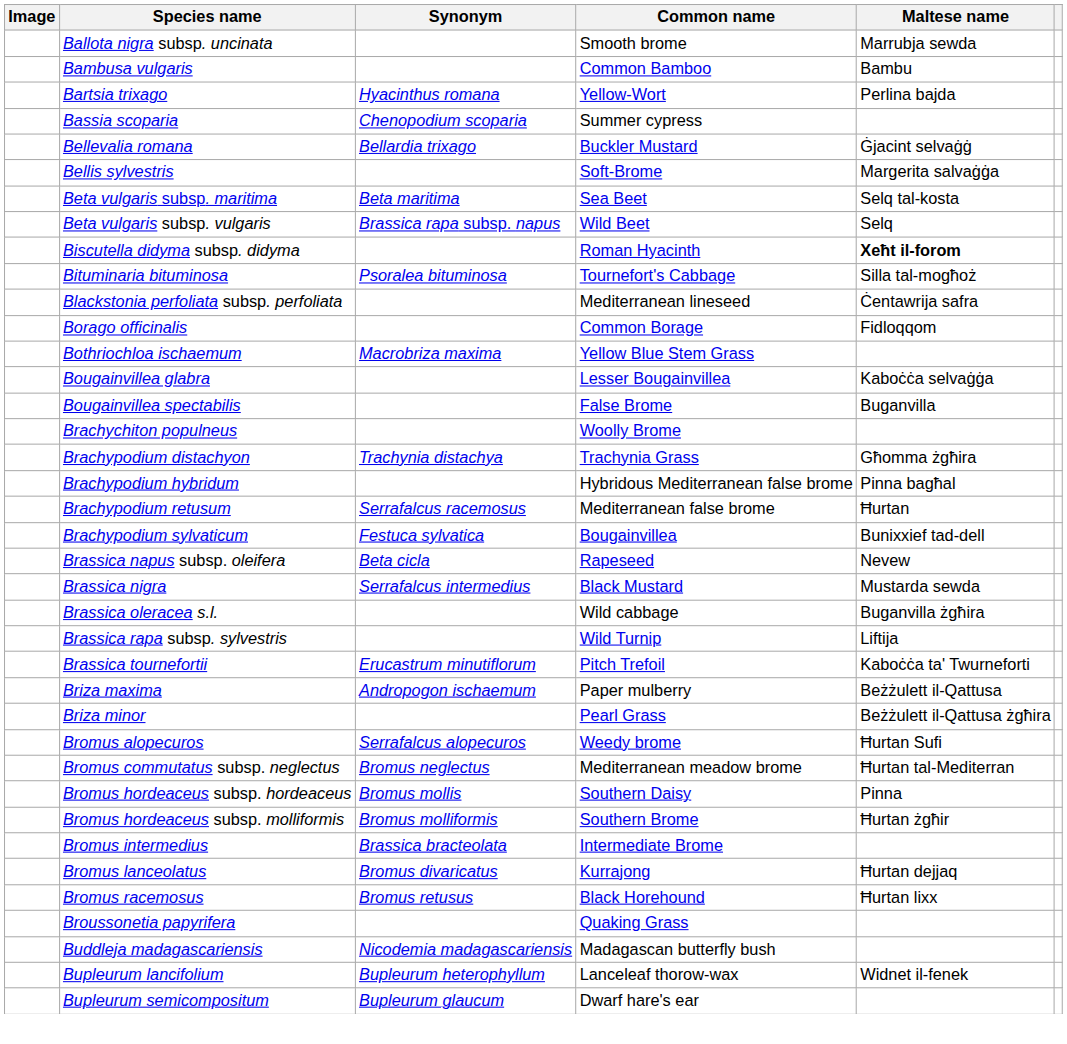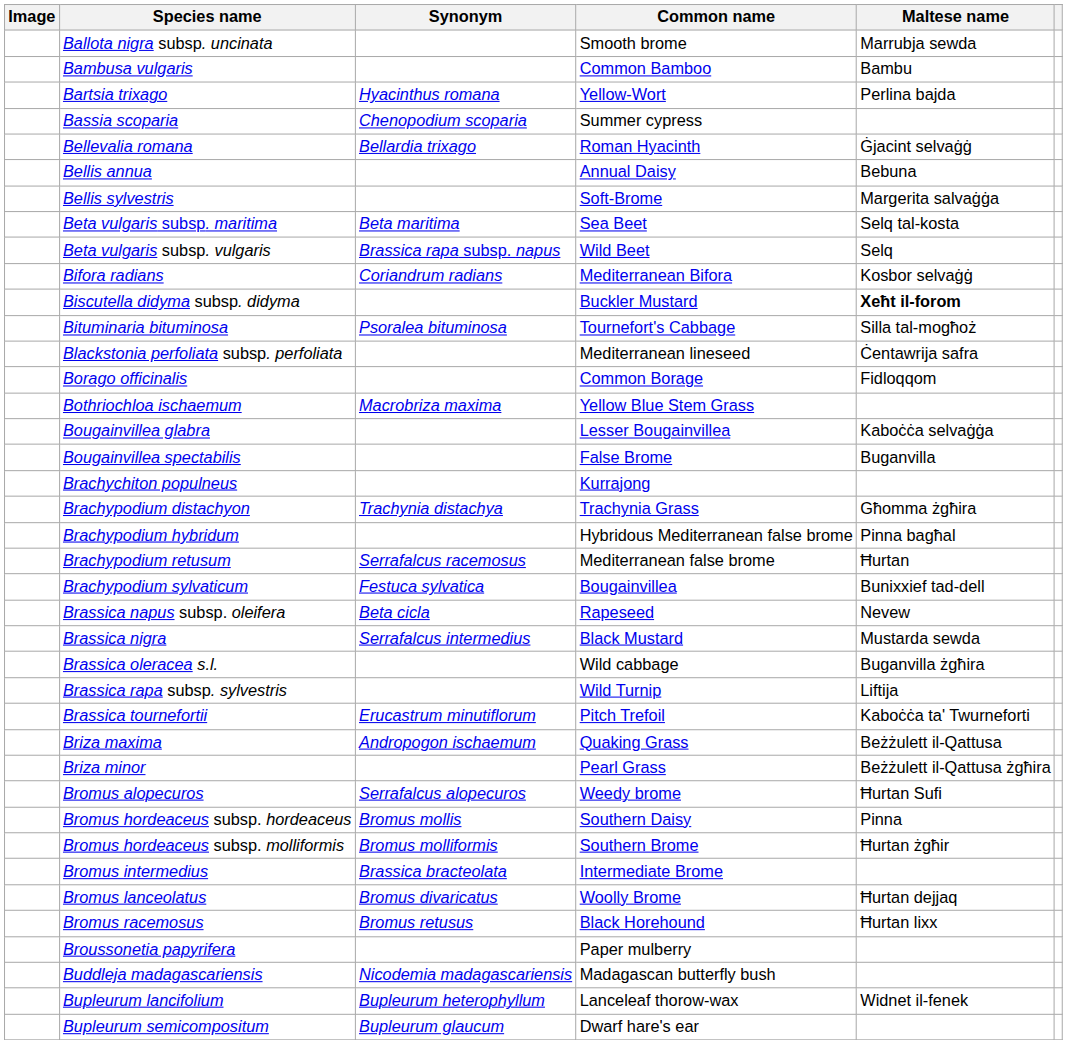(639, 146) Buckler Mustard -> (640, 146) Roman Hyacinth
+ row: (107, 172)
+ row: (113, 276)
(640, 250) Roman Hyacinth -> (639, 302) Buckler Mustard
(630, 431) Woolly Brome -> (615, 483) Kurrajong
(635, 690) Paper mulberry -> (634, 742) Quaking Grass
- row: (201, 768)
(615, 871) Kurrajong -> (630, 897) Woolly Brome
(634, 923) Quaking Grass -> (635, 949) Paper mulberry
